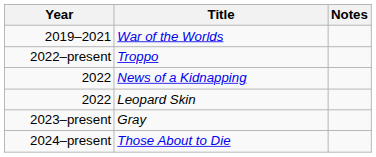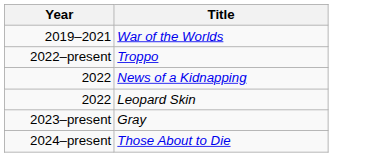- column: (349, 15)
